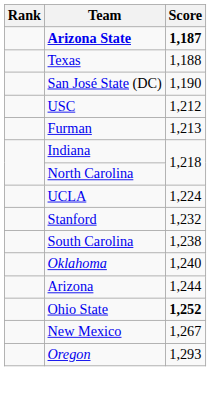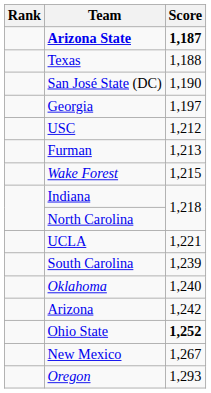+ row: (70, 106)
+ row: (83, 173)
(185, 196) 1,224 -> (185, 241) 1,221
- row: (72, 219)
(185, 241) 1,238 -> (185, 264) 1,239
(185, 286) 1,244 -> (185, 309) 1,242
